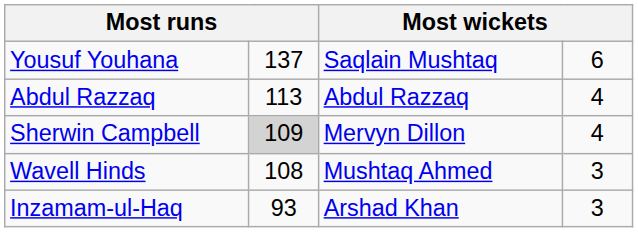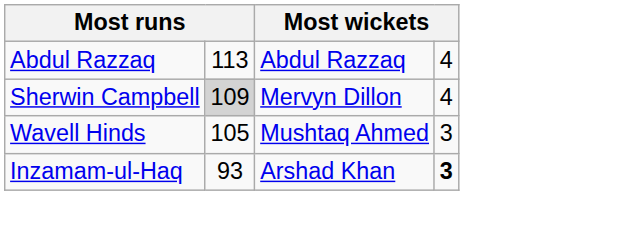- row: (94, 60)
(284, 171) 108 -> (230, 134) 105
(597, 208) normal -> (446, 171) bold
